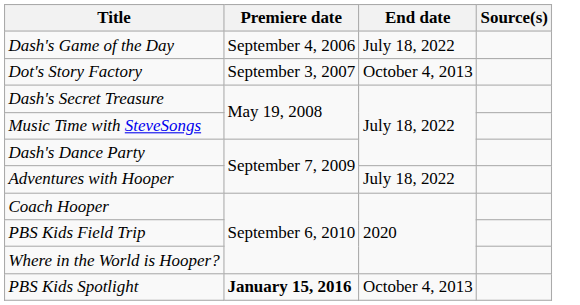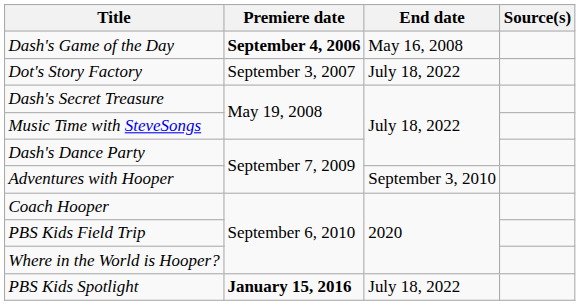(291, 44) normal -> (294, 44) bold
(409, 44) July 18, 2022 -> (416, 44) May 16, 2008
(418, 71) October 4, 2013 -> (414, 71) July 18, 2022
(409, 179) July 18, 2022 -> (432, 179) September 3, 2010
(418, 286) October 4, 2013 -> (414, 286) July 18, 2022
